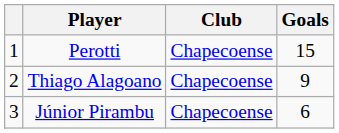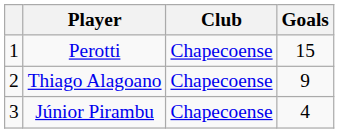(305, 111) 6 -> (305, 111) 4
